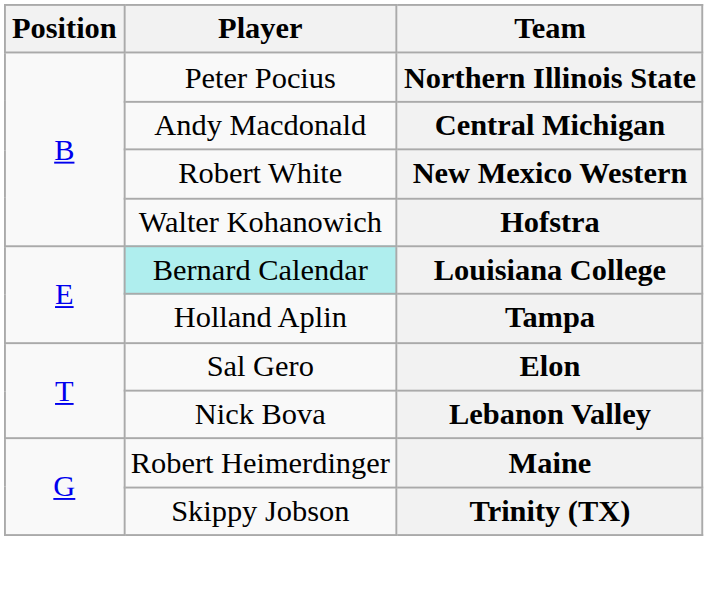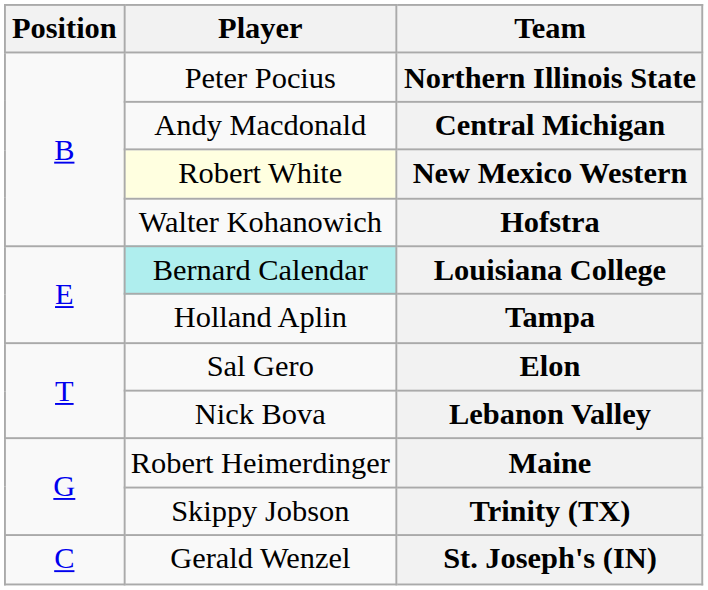(260, 173) no background -> (260, 173) lightyellow background
+ row: (550, 558)
